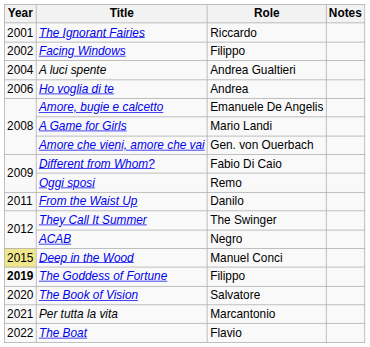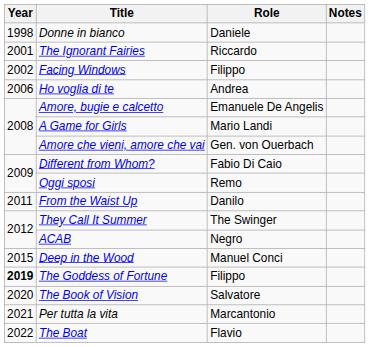+ row: (82, 32)
- row: (73, 70)
(20, 257) khaki background -> (20, 257) no background
